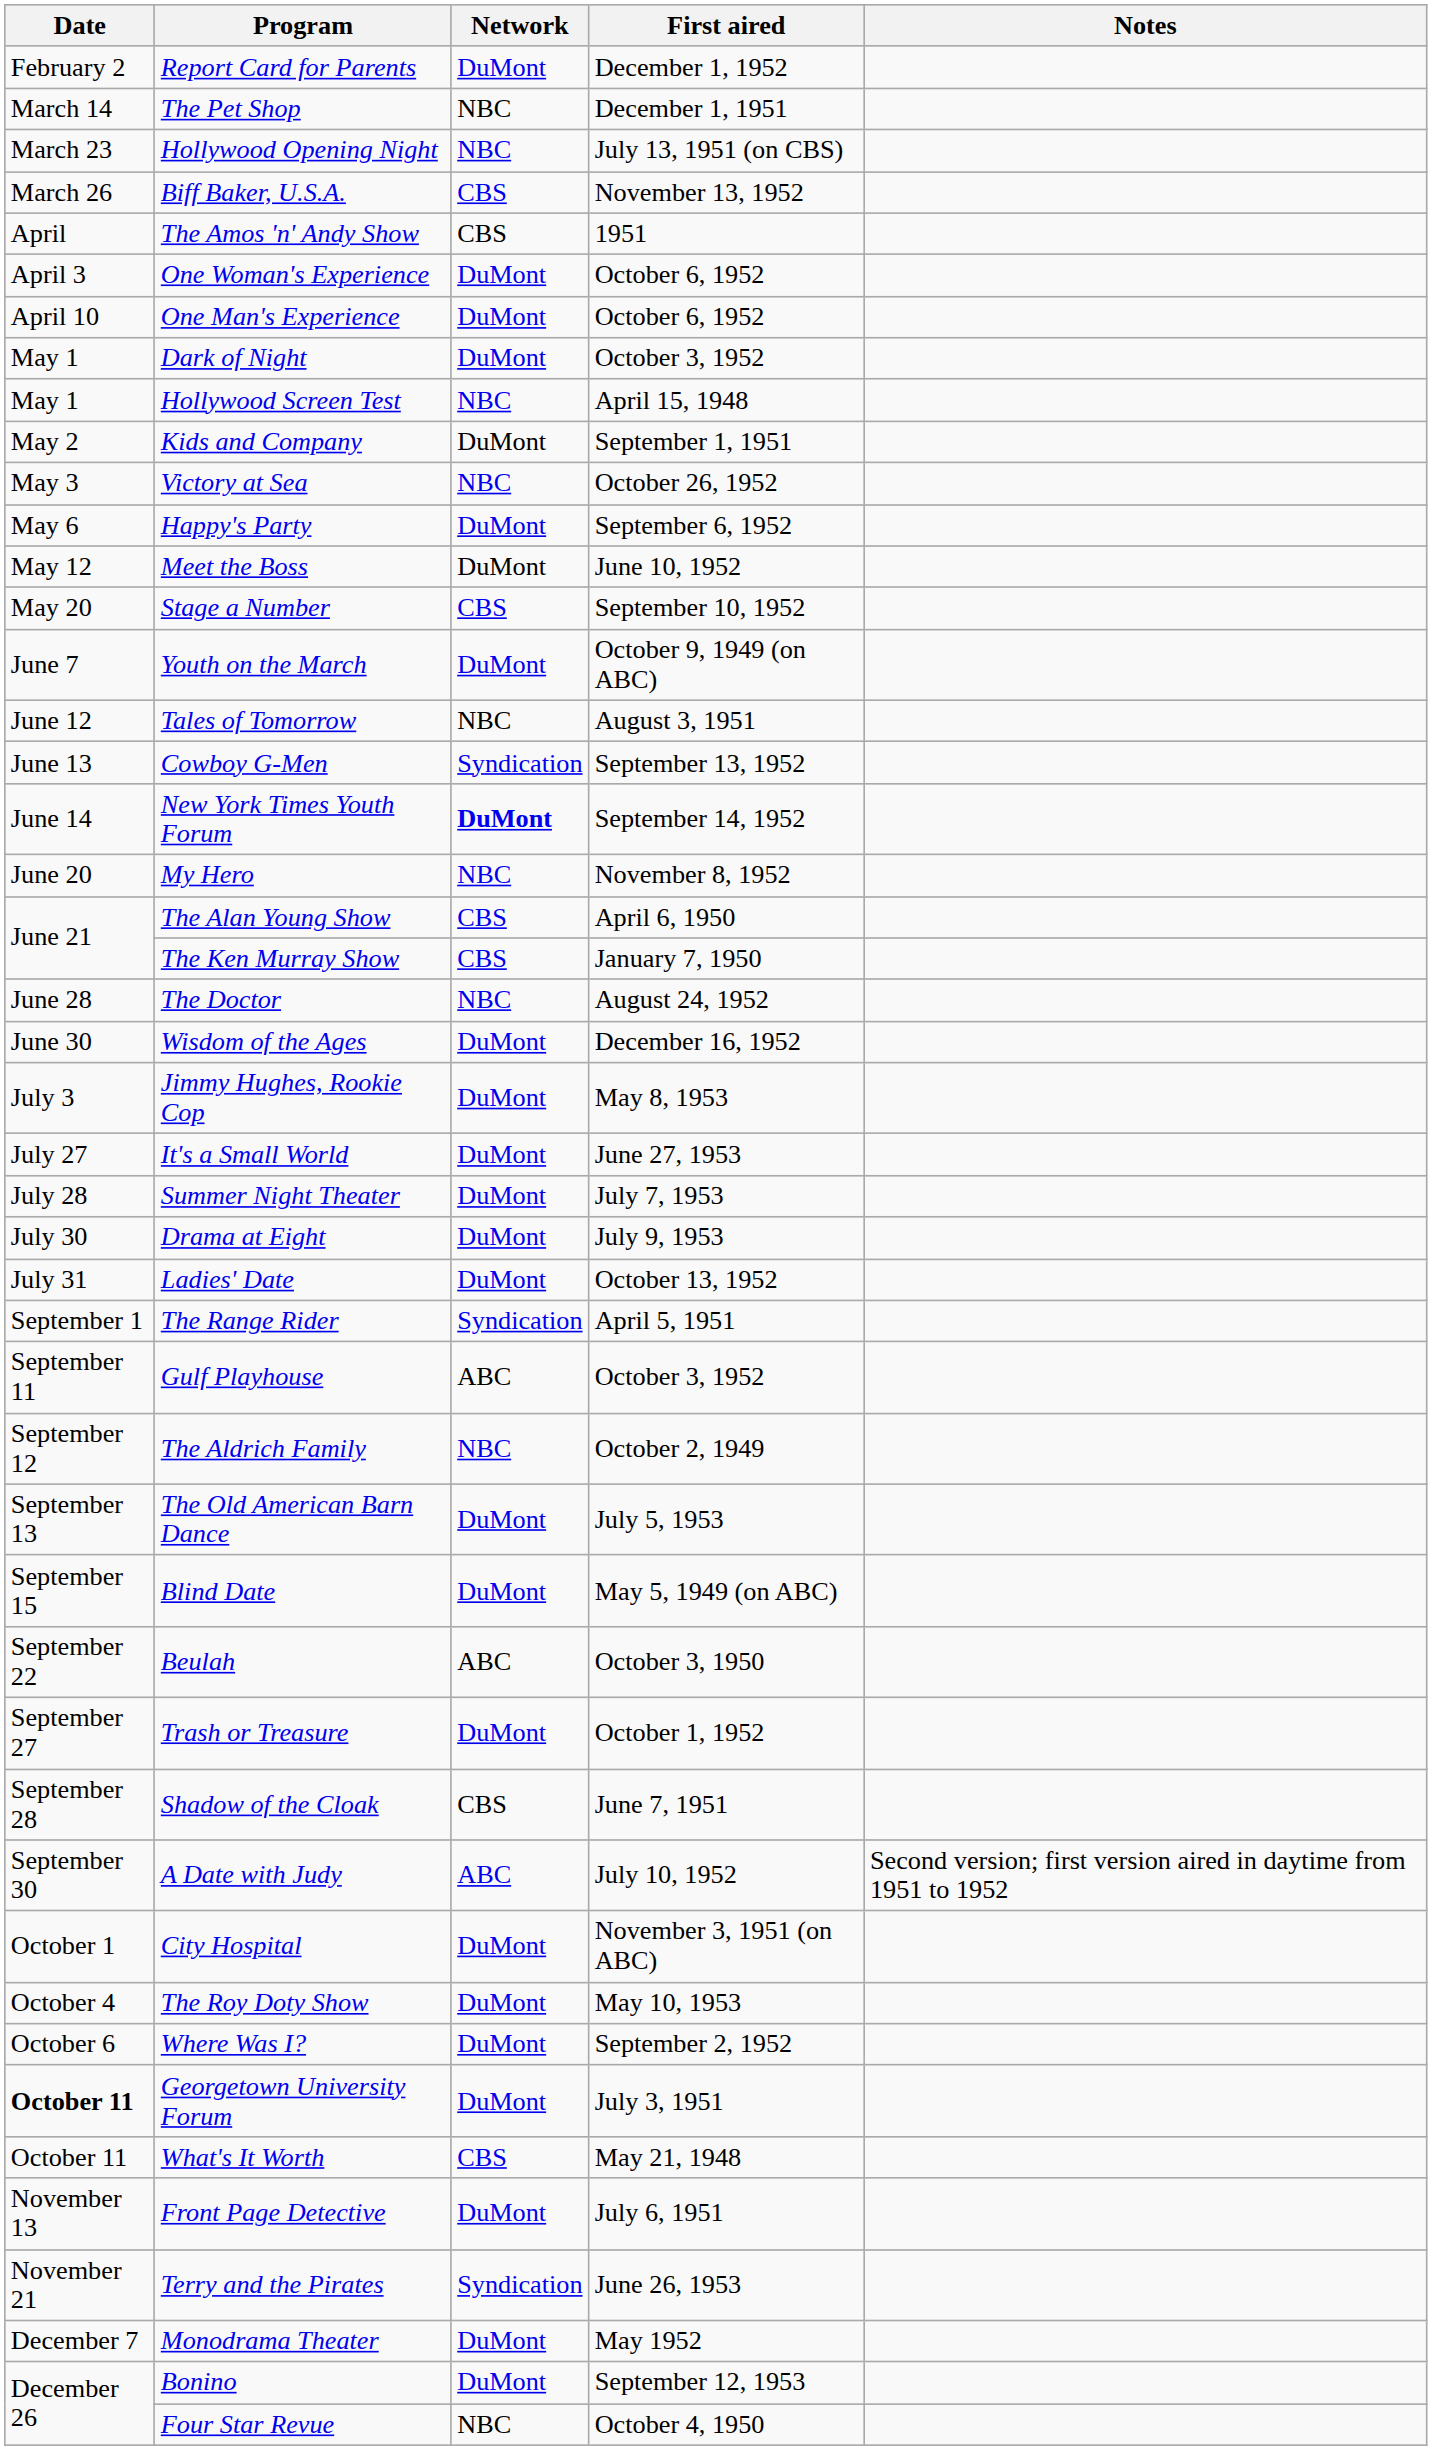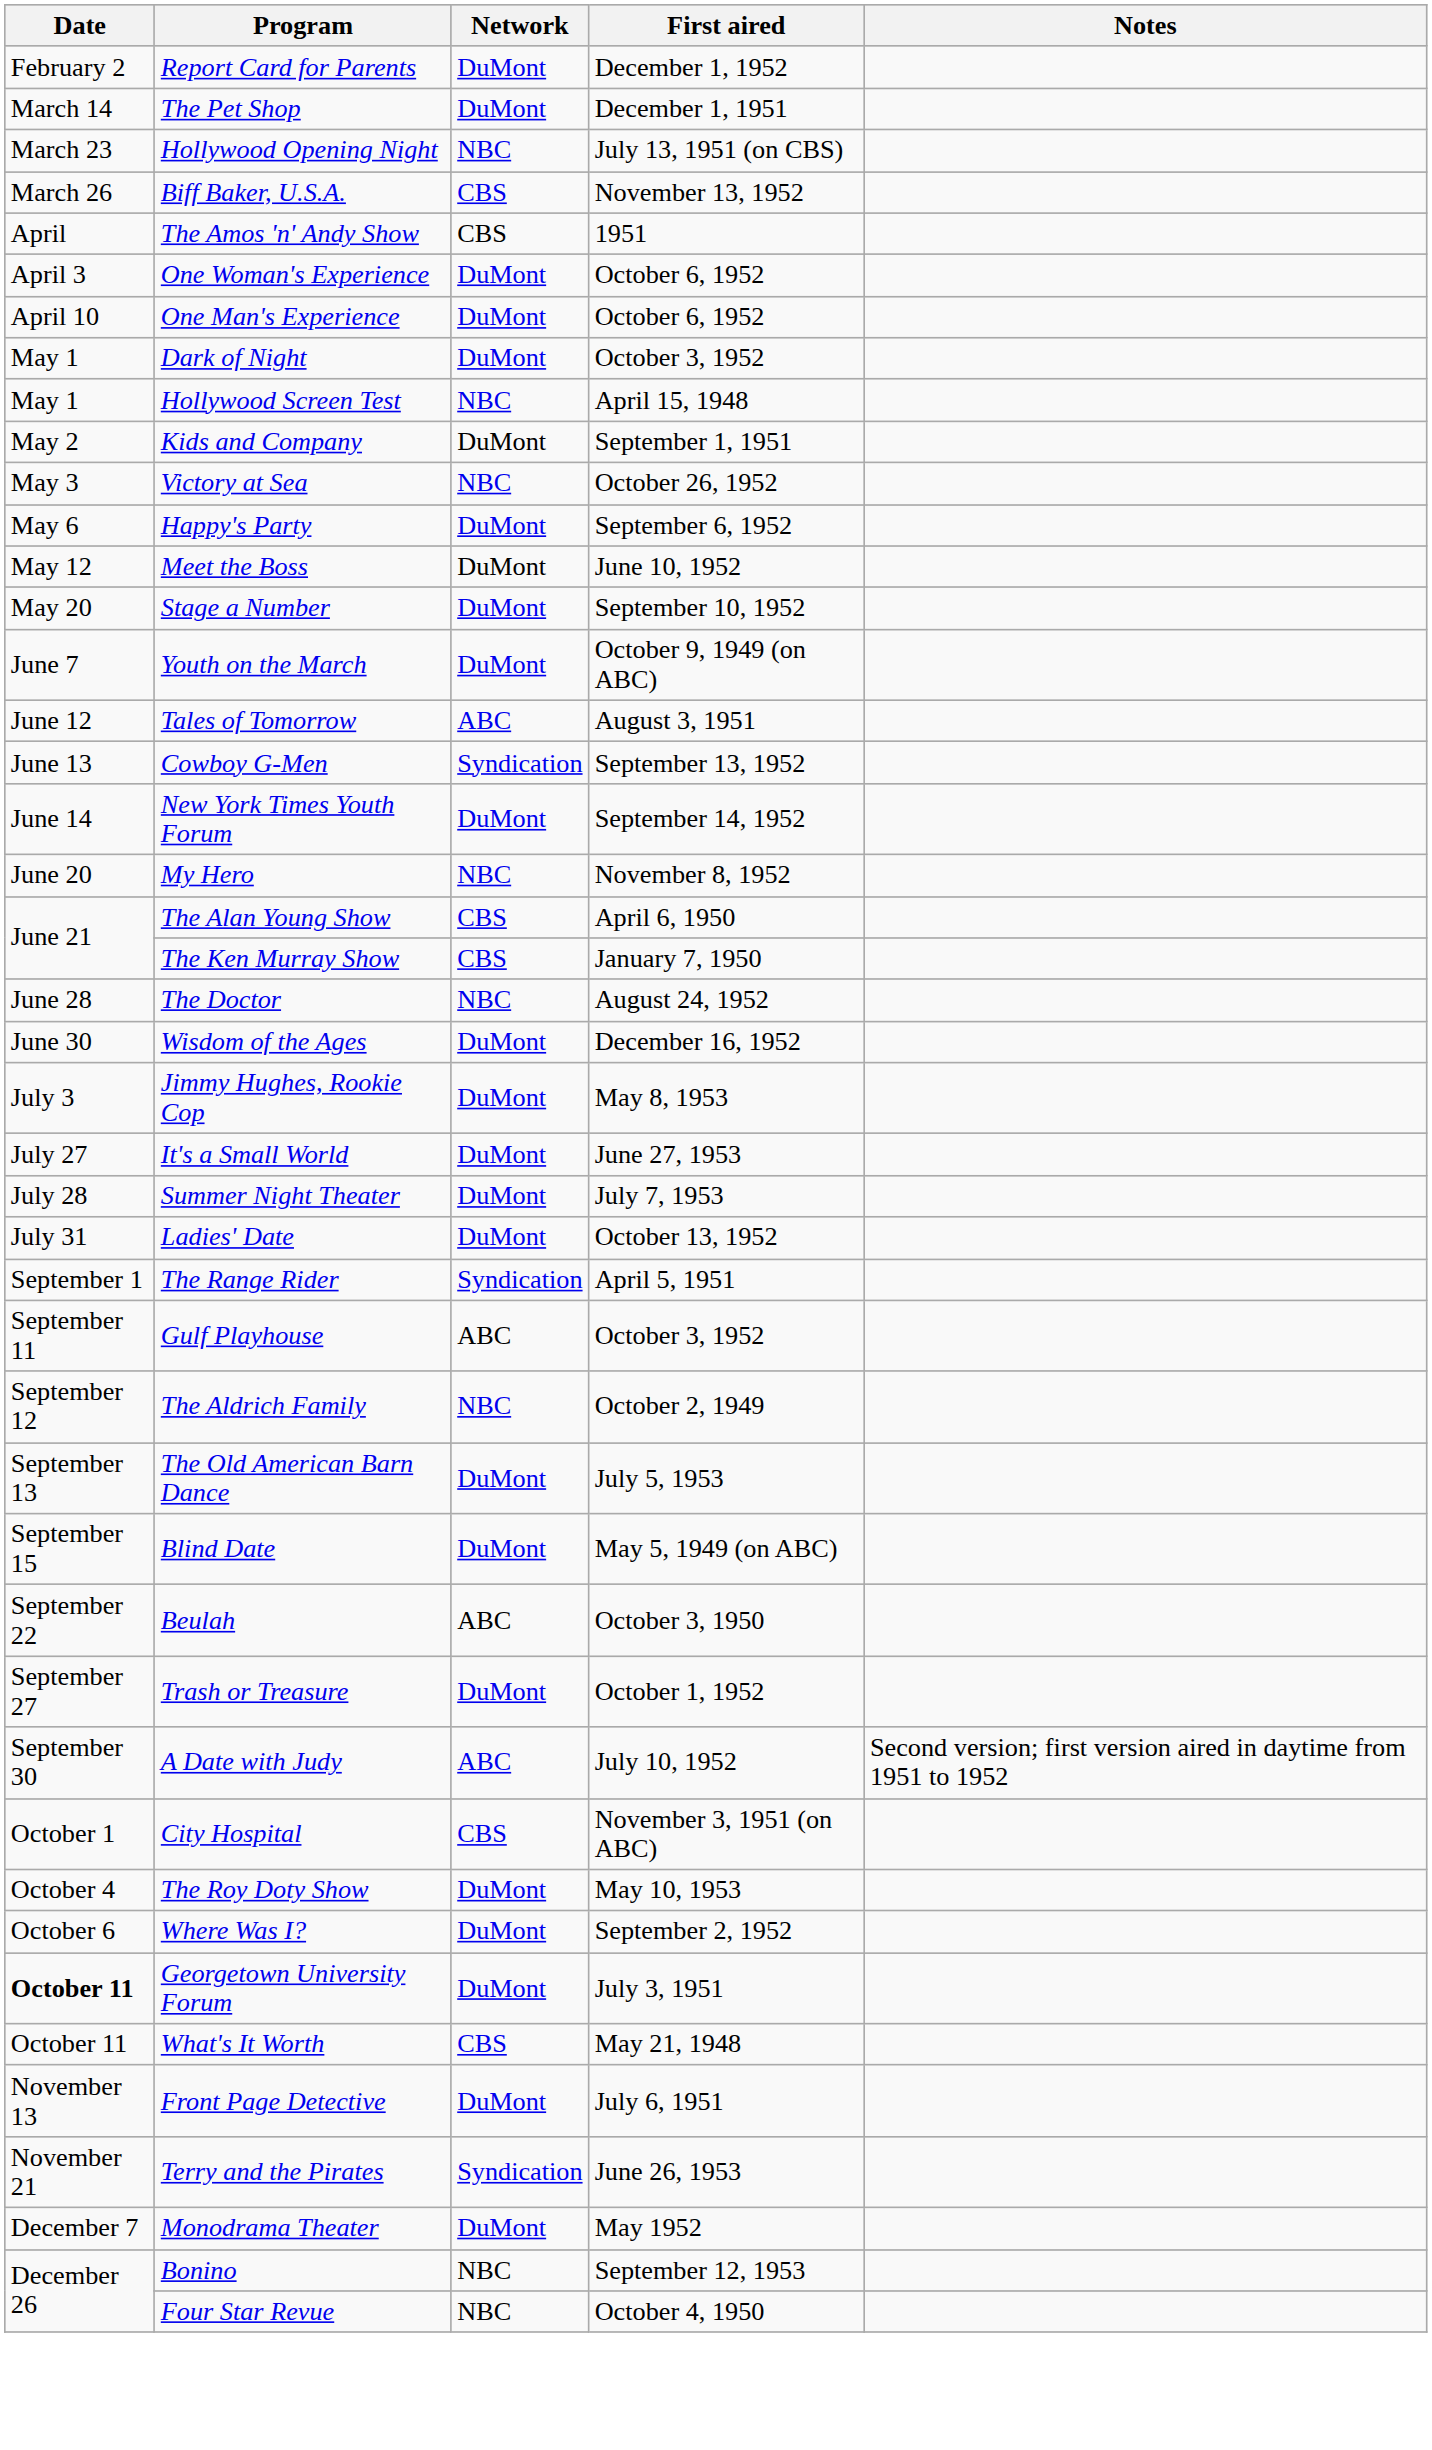(484, 108) NBC -> (502, 108) DuMont
(482, 607) CBS -> (502, 607) DuMont
(484, 720) NBC -> (484, 720) ABC
(505, 818) bold -> (502, 818) normal
- row: (243, 1237)
- row: (270, 1803)
(502, 1946) DuMont -> (482, 1833) CBS
(502, 2382) DuMont -> (484, 2269) NBC
